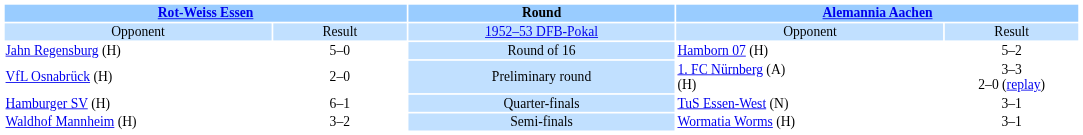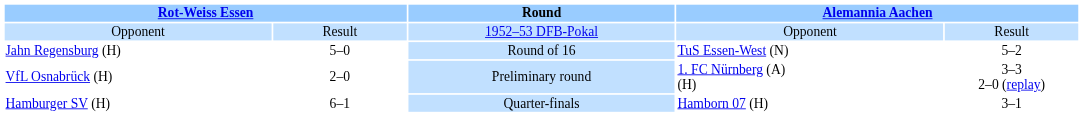(723, 50) Hamborn 07 (H) -> (733, 50) TuS Essen-West (N)
(733, 103) TuS Essen-West (N) -> (723, 103) Hamborn 07 (H)
- row: (71, 122)
